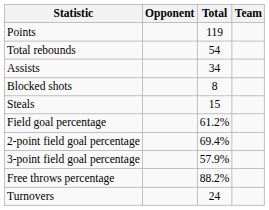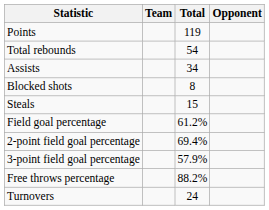columns swapped: (248, 13) <-> (170, 13)
